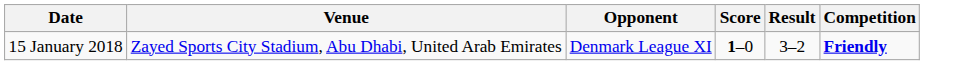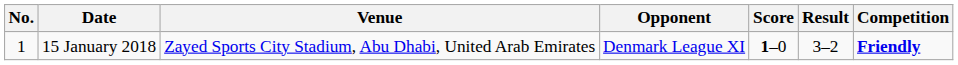+ column: (21, 18)
